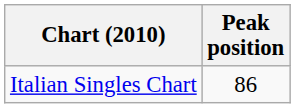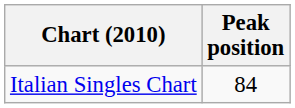(246, 84) 86 -> (246, 84) 84
